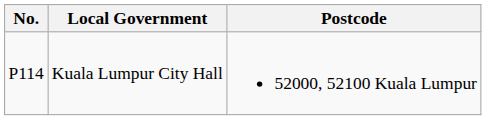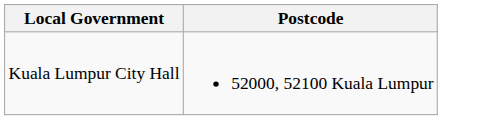- column: (26, 18)
